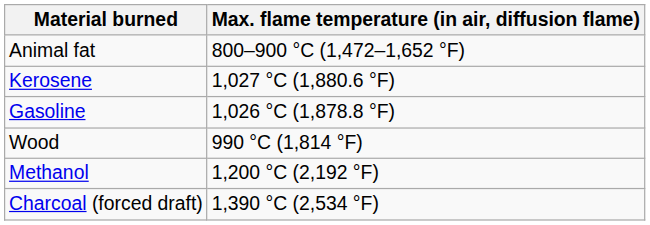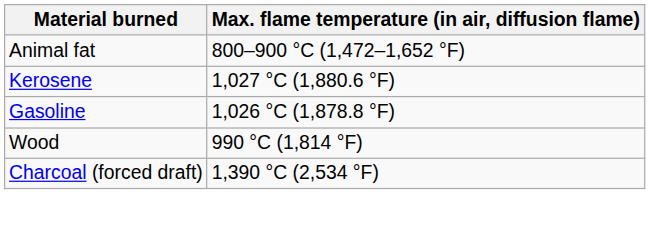- row: (49, 173)
